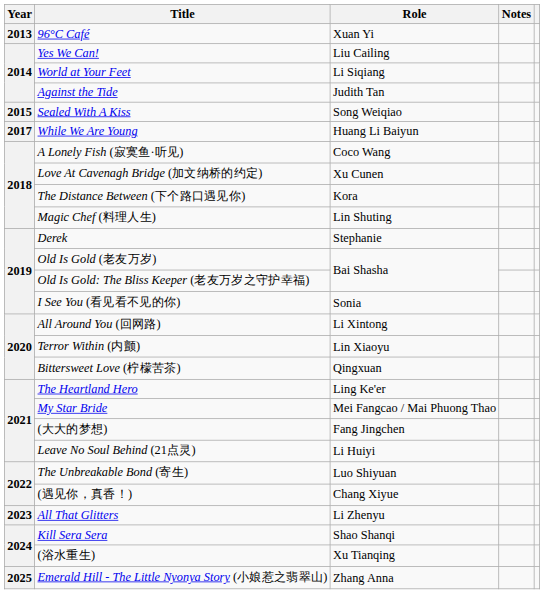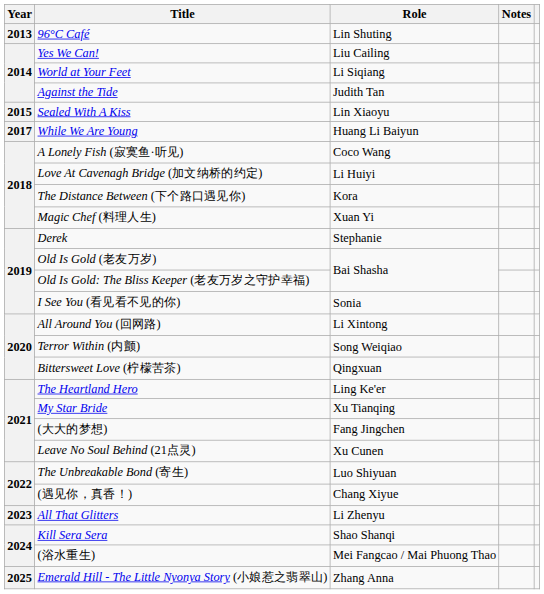(354, 33) Xuan Yi -> (362, 33) Lin Shuting
(368, 111) Song Weiqiao -> (361, 111) Lin Xiaoyu
(358, 174) Xu Cunen -> (354, 174) Li Huiyi
(362, 217) Lin Shuting -> (354, 217) Xuan Yi
(361, 346) Lin Xiaoyu -> (368, 346) Song Weiqiao
(415, 408) Mei Fangcao / Mai Phuong Thao -> (364, 408) Xu Tianqing
(354, 451) Li Huiyi -> (358, 451) Xu Cunen
(364, 555) Xu Tianqing -> (415, 555) Mei Fangcao / Mai Phuong Thao
